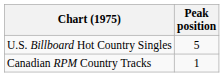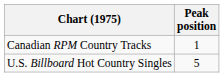rows swapped: (89, 44) <-> (79, 63)
